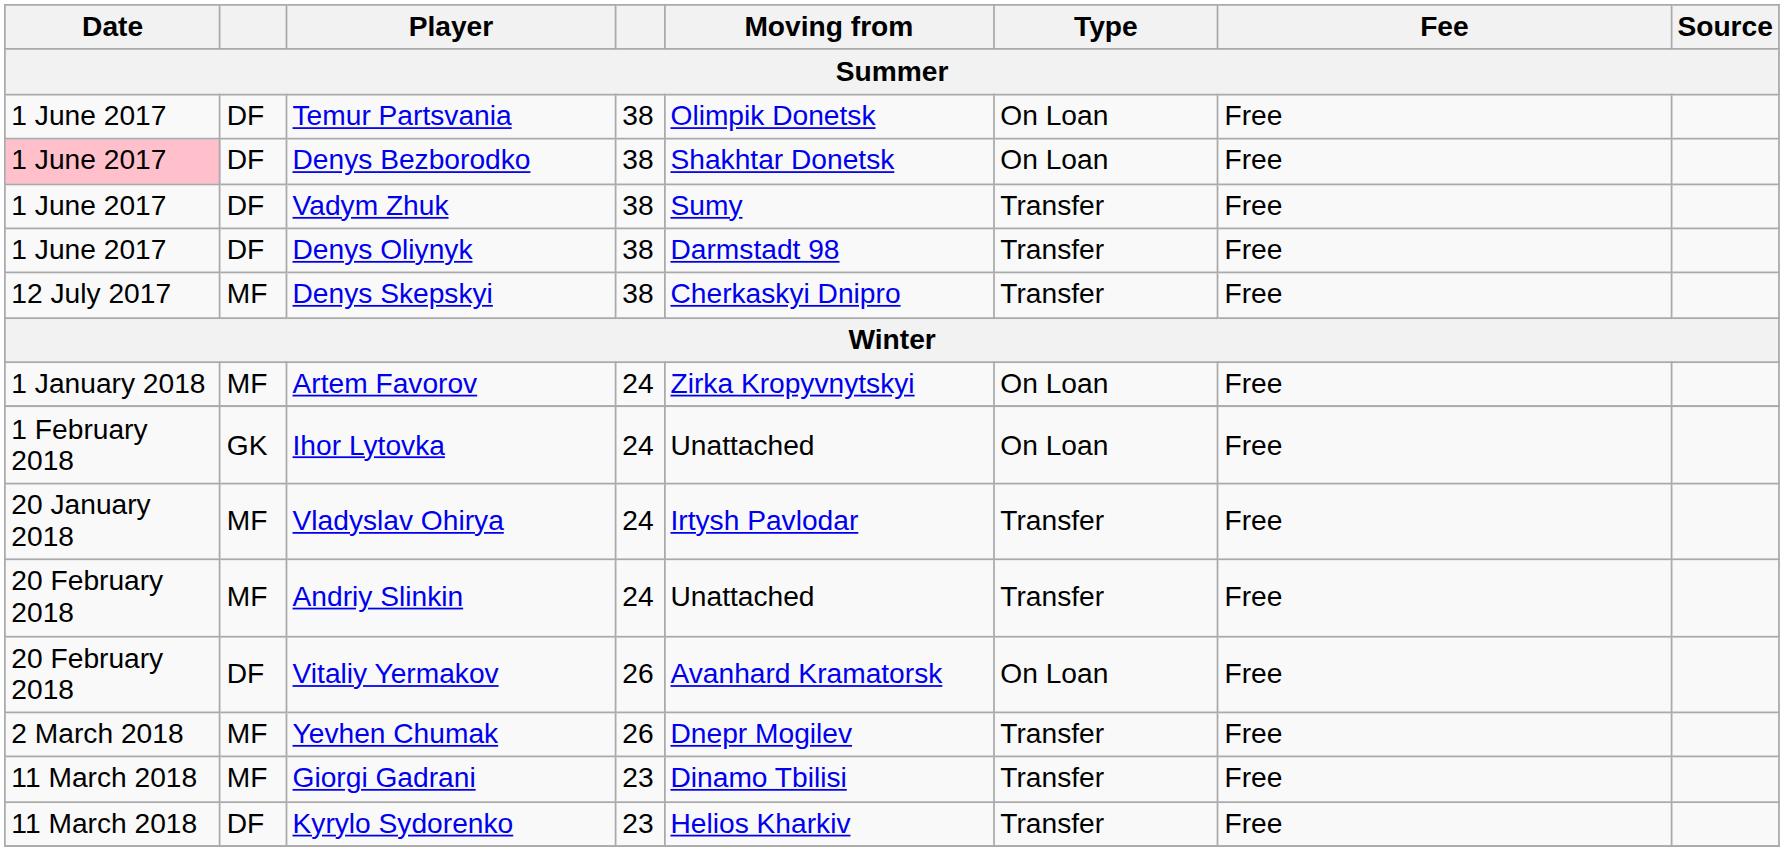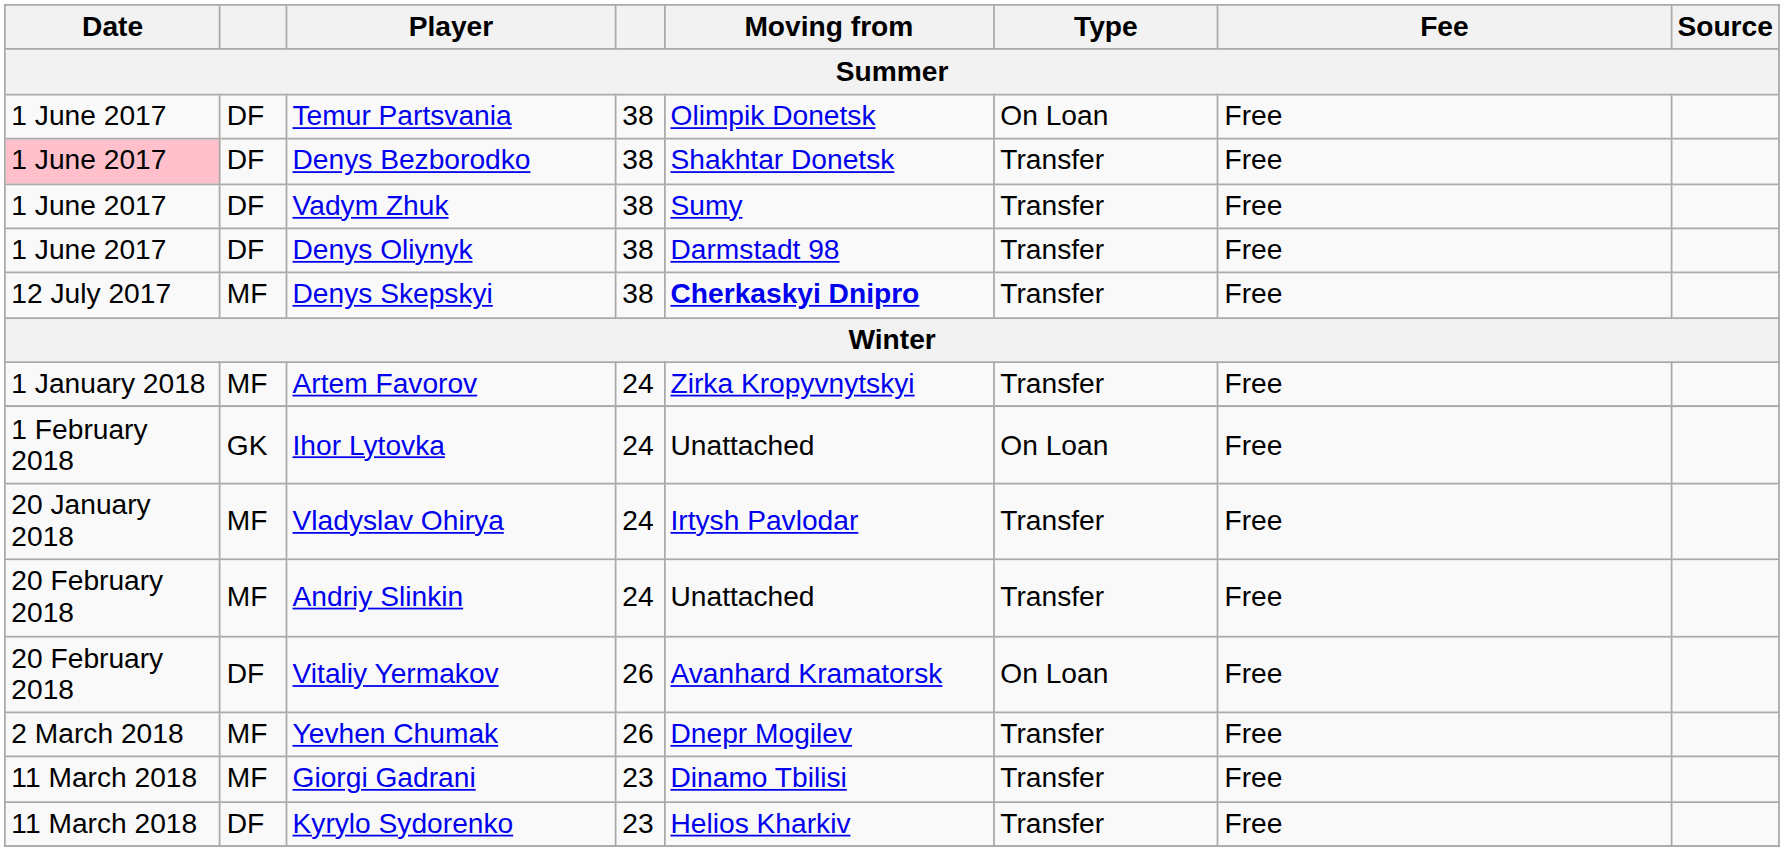(1054, 160) On Loan -> (1052, 160) Transfer
(786, 294) normal -> (795, 294) bold
(1054, 384) On Loan -> (1052, 384) Transfer
